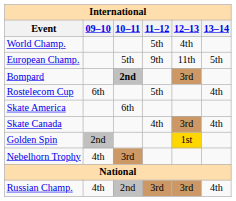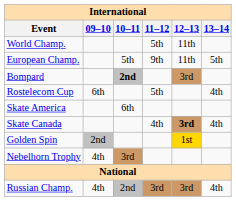(187, 44) 4th -> (187, 44) 11th
(187, 124) normal -> (187, 124) bold
